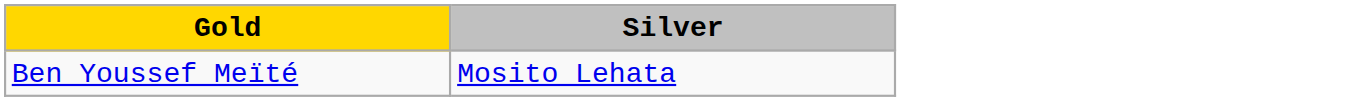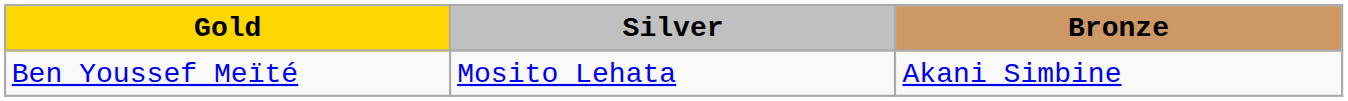+ column: (1118, 28)
